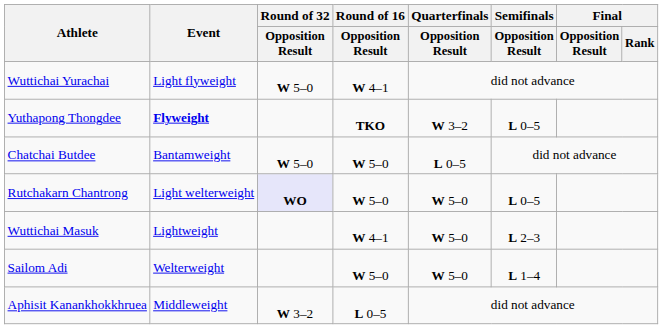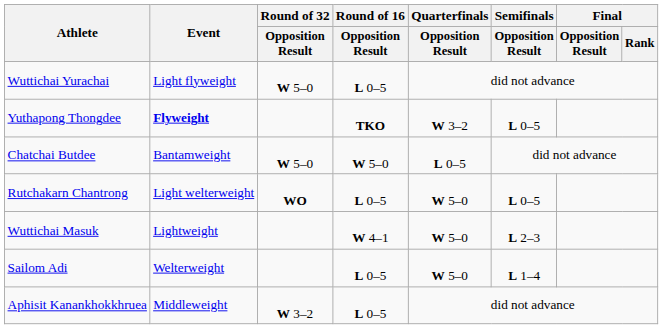(370, 88) W 4–1 -> (370, 88) L 0–5
(295, 201) lavender background -> (295, 201) no background
(370, 201) W 5–0 -> (370, 201) L 0–5
(370, 276) W 5–0 -> (370, 276) L 0–5
